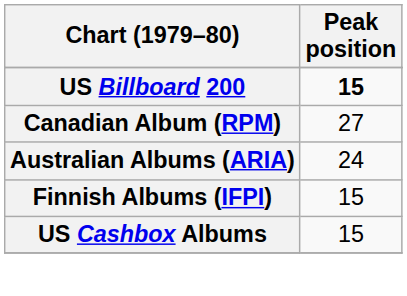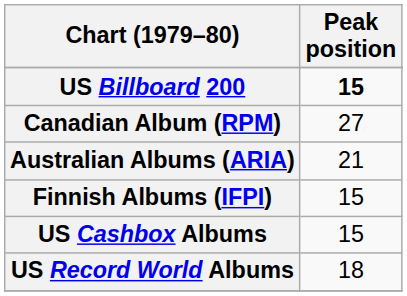(351, 160) 24 -> (351, 160) 21
+ row: (152, 271)
